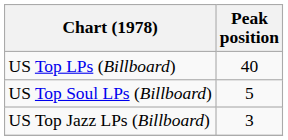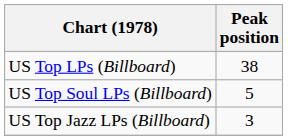(249, 65) 40 -> (249, 65) 38
